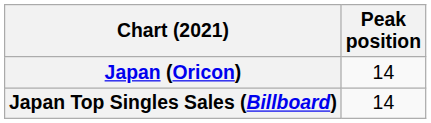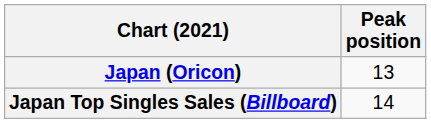(383, 72) 14 -> (383, 72) 13
